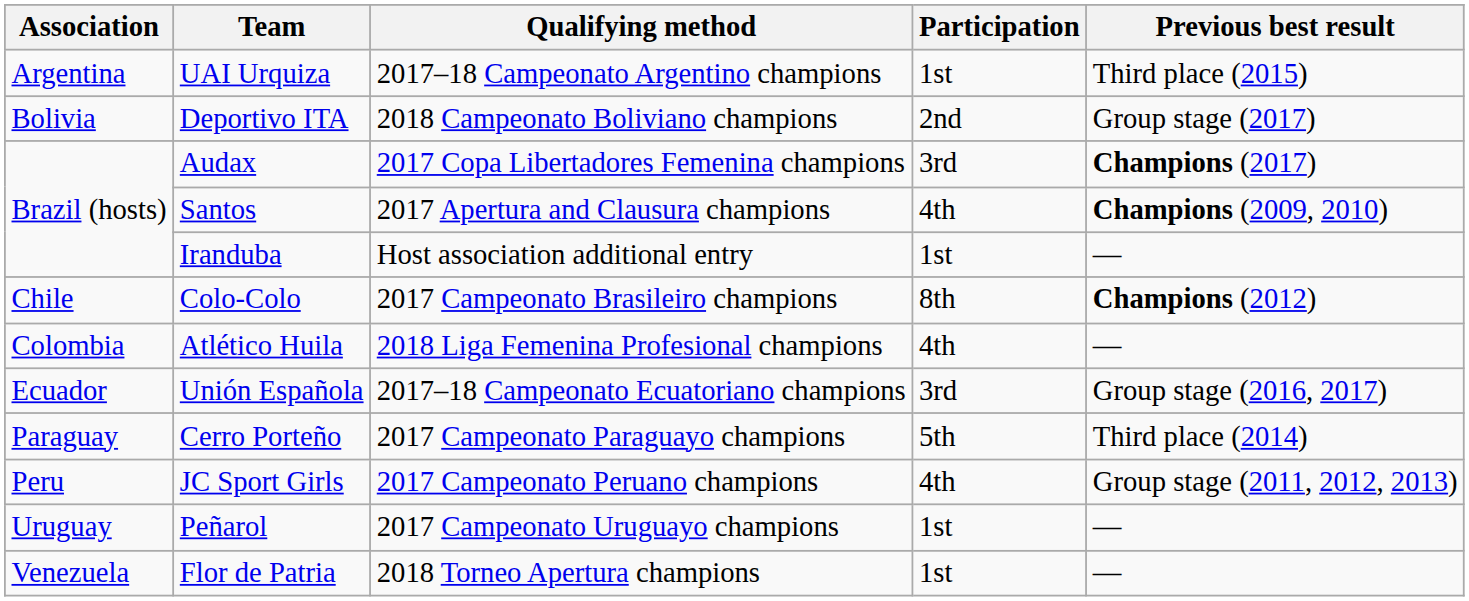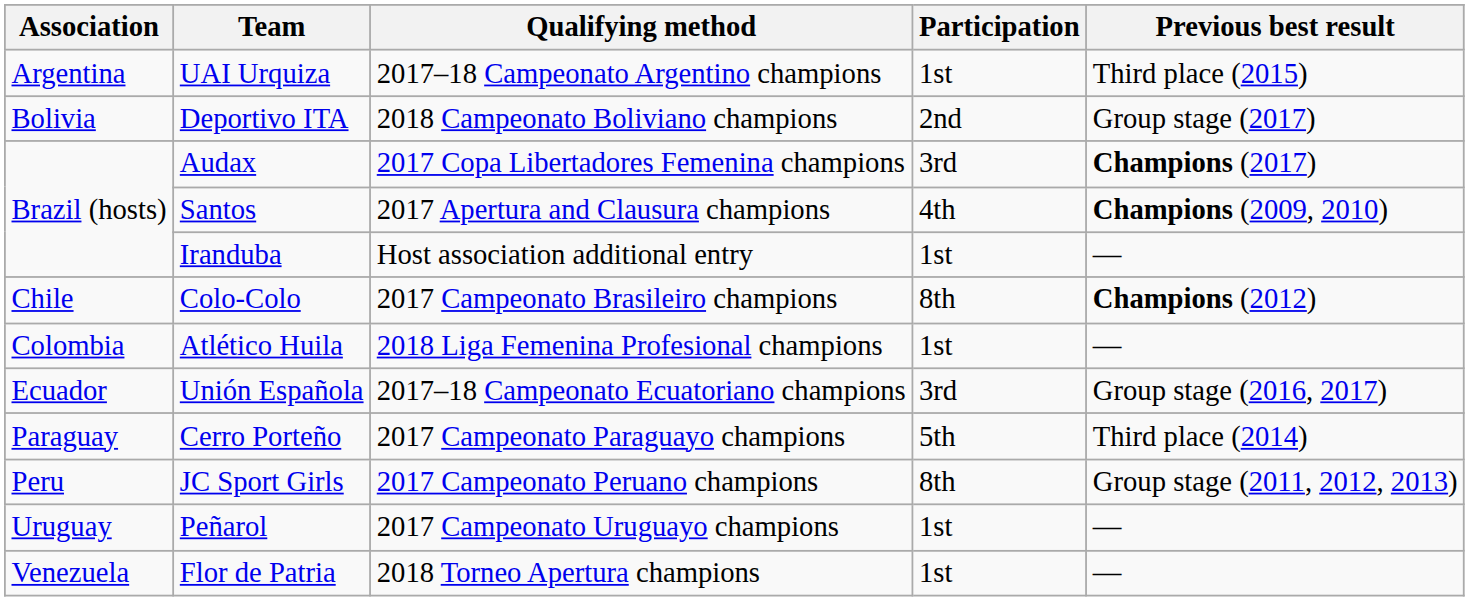(937, 345) 4th -> (936, 345) 1st
(937, 481) 4th -> (937, 481) 8th
